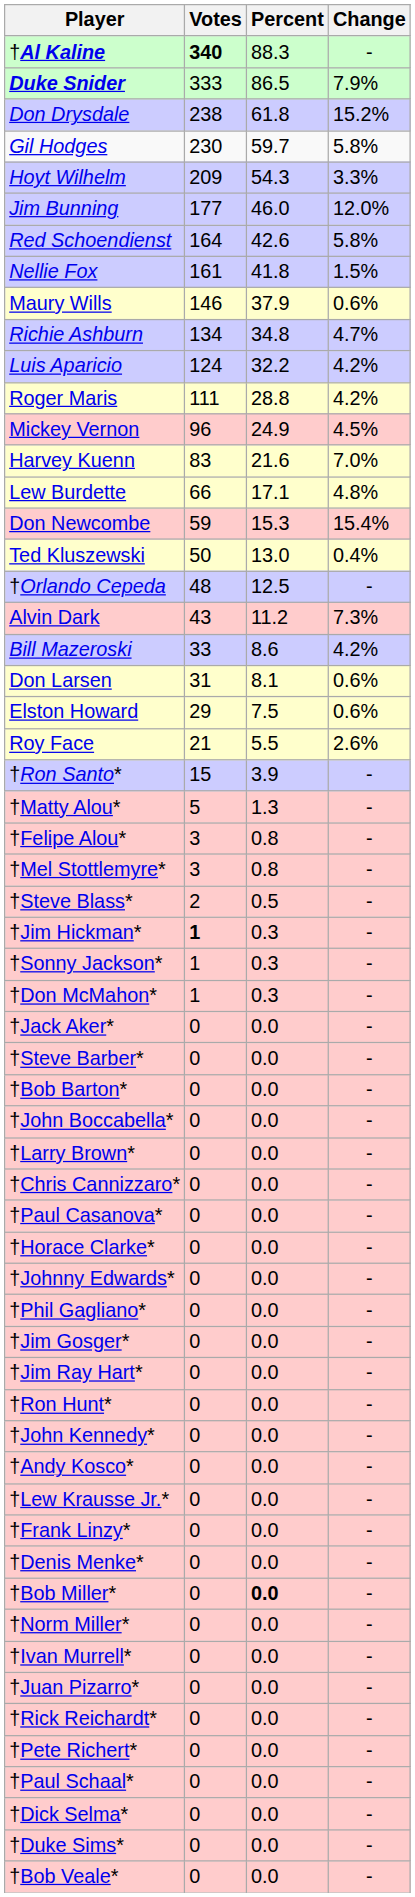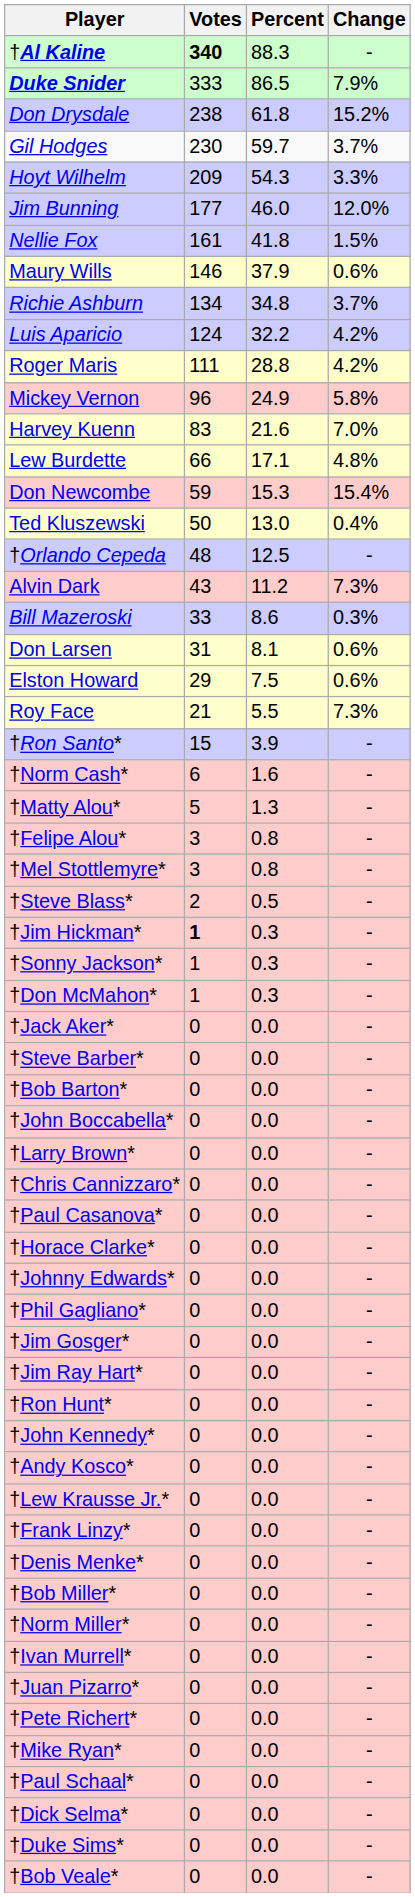(356, 146) 5.8% -> (356, 146) 3.7%
- row: (90, 240)
(356, 334) 4.7% -> (356, 303) 3.7%
(356, 429) 4.5% -> (356, 397) 5.8%
(356, 649) 4.2% -> (356, 618) 0.3%
(356, 743) 2.6% -> (356, 712) 7.3%
+ row: (69, 775)
(265, 1593) bold -> (265, 1593) normal
- row: (83, 1719)
+ row: (65, 1750)
